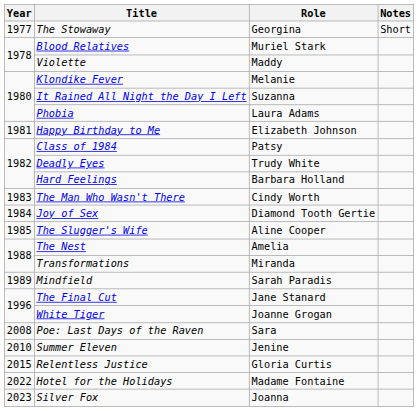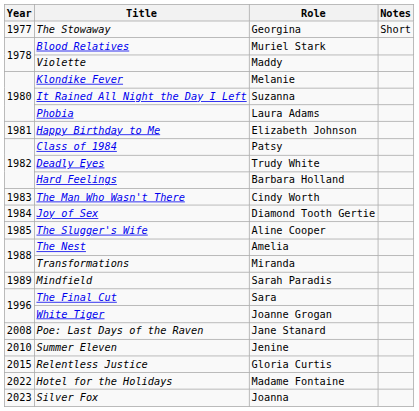(289, 297) Jane Stanard -> (264, 297) Sara
(264, 331) Sara -> (289, 331) Jane Stanard
